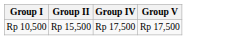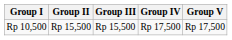+ column: (116, 12)
